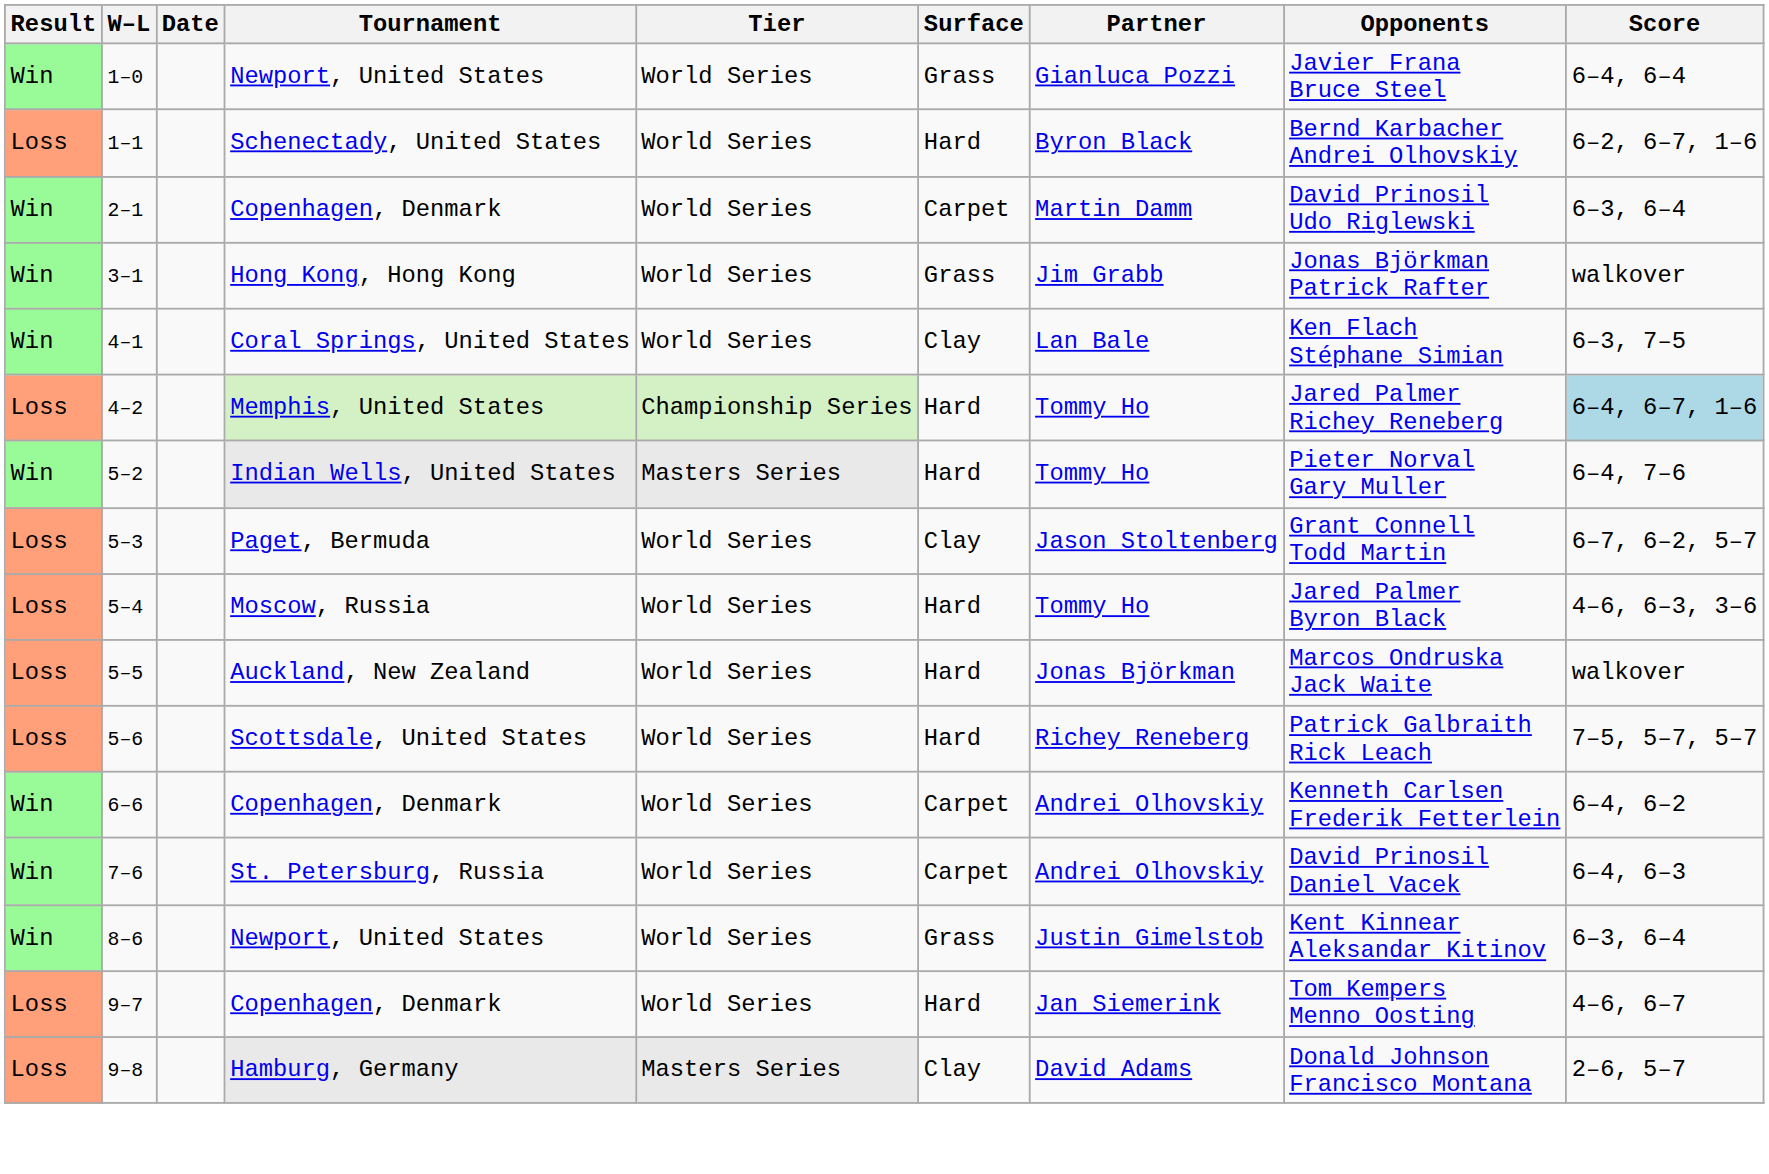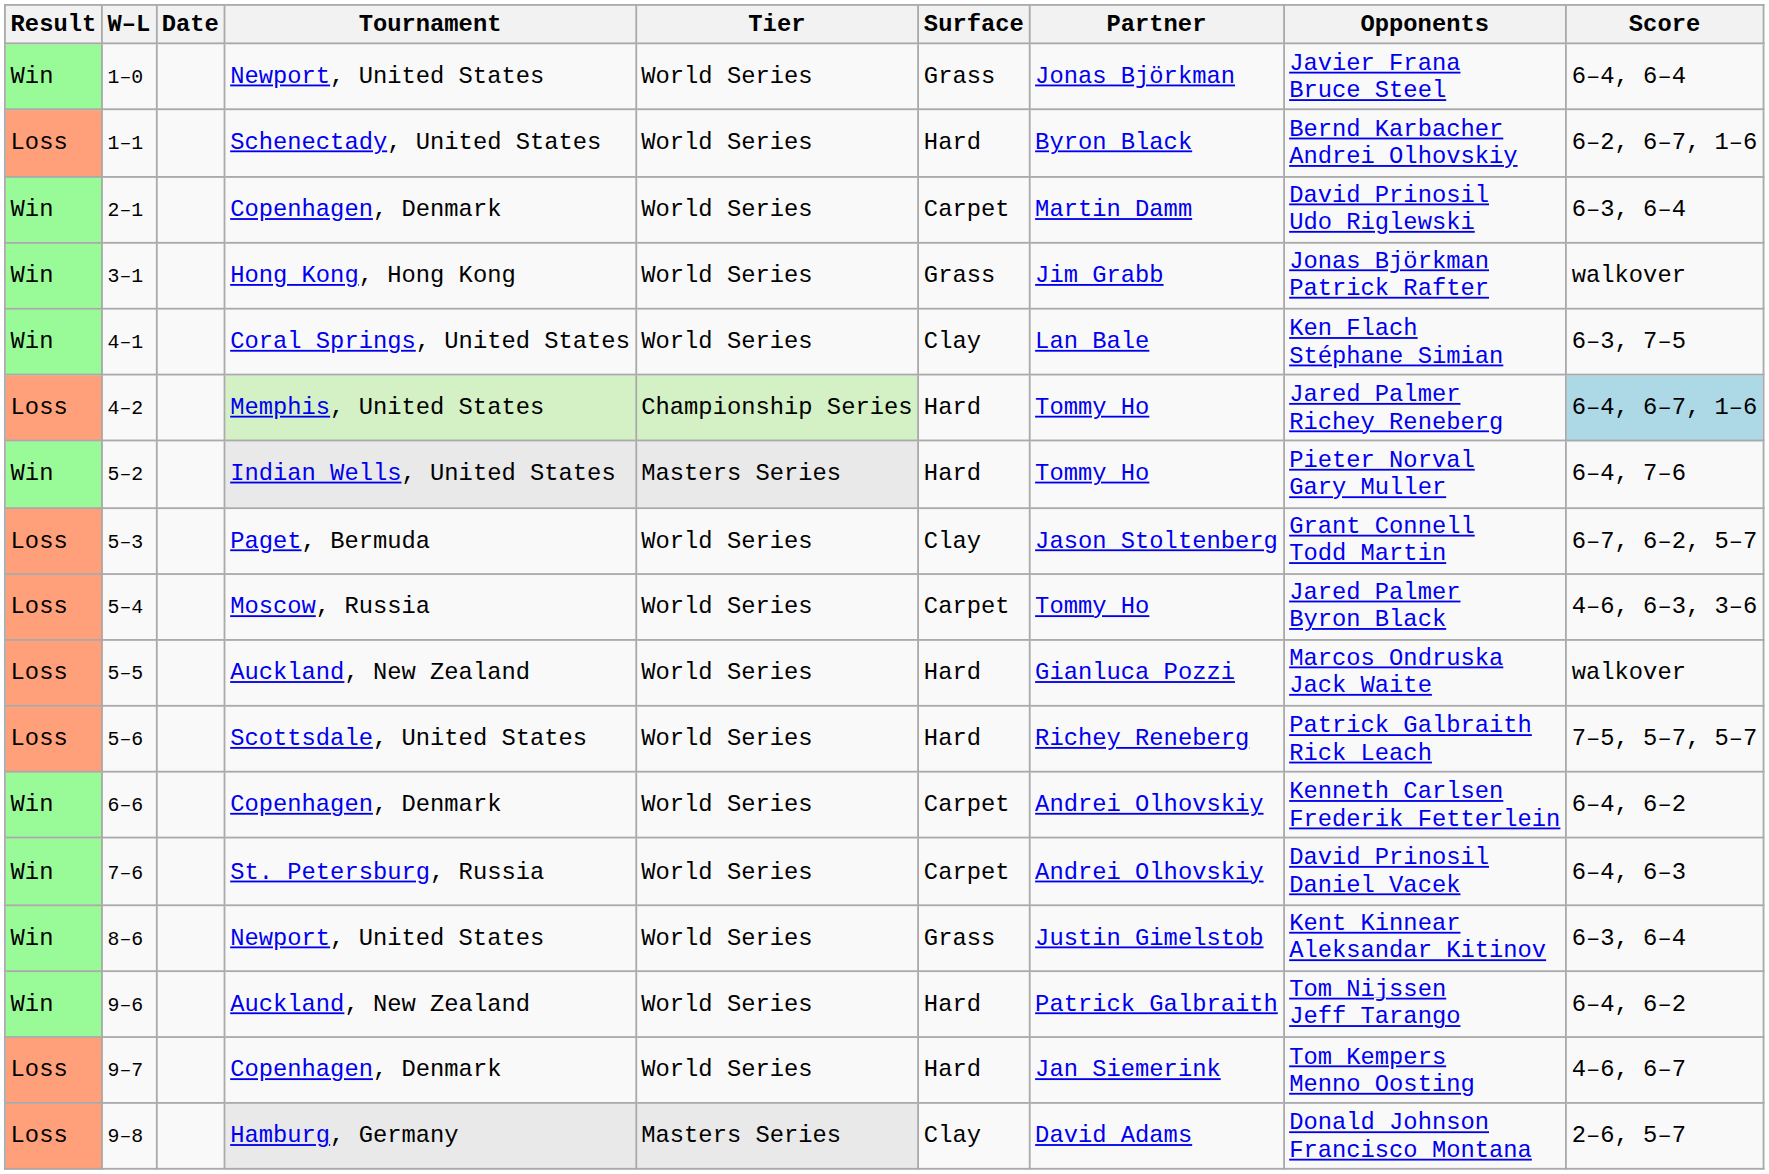(1135, 77) Gianluca Pozzi -> (1135, 77) Jonas Björkman
(952, 607) Hard -> (967, 607) Carpet
(1135, 673) Jonas Björkman -> (1135, 673) Gianluca Pozzi
+ row: (125, 1005)
